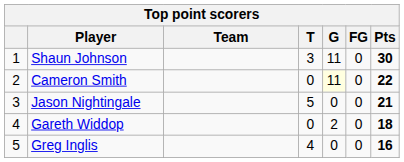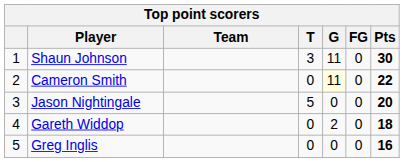(385, 102) 21 -> (385, 102) 20
(310, 146) 4 -> (310, 146) 0
